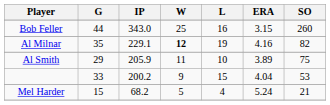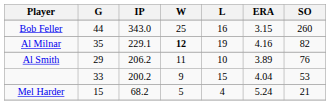(140, 60) 205.9 -> (140, 60) 206.2
(305, 60) 75 -> (305, 60) 76
